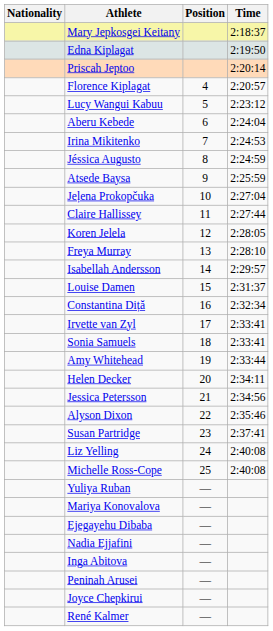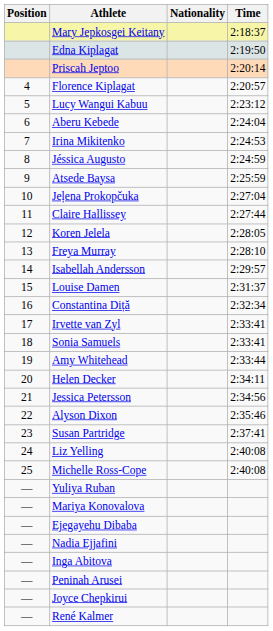columns swapped: (205, 13) <-> (35, 13)
